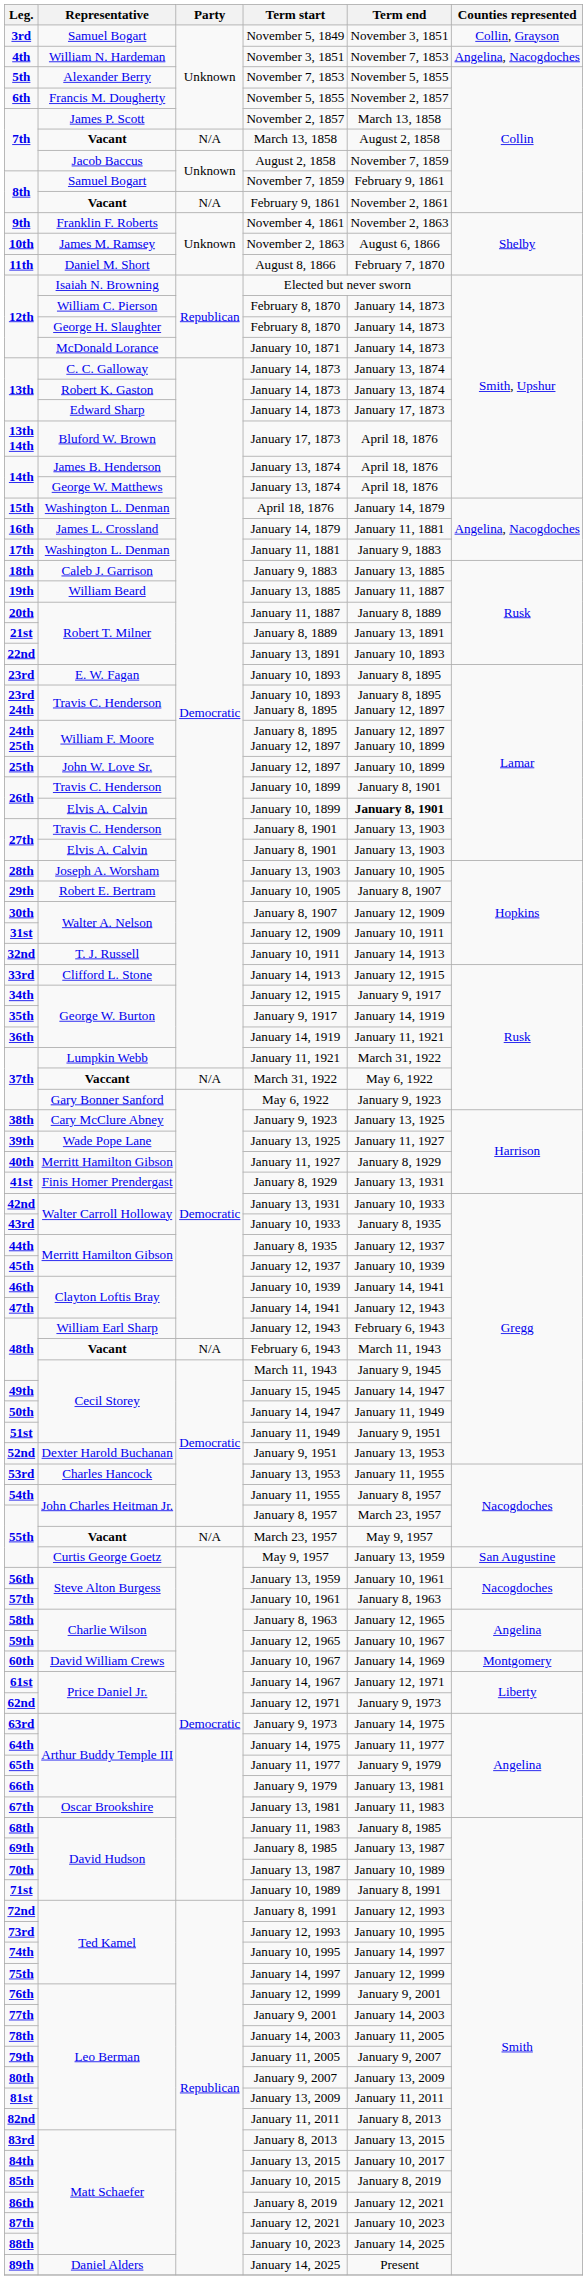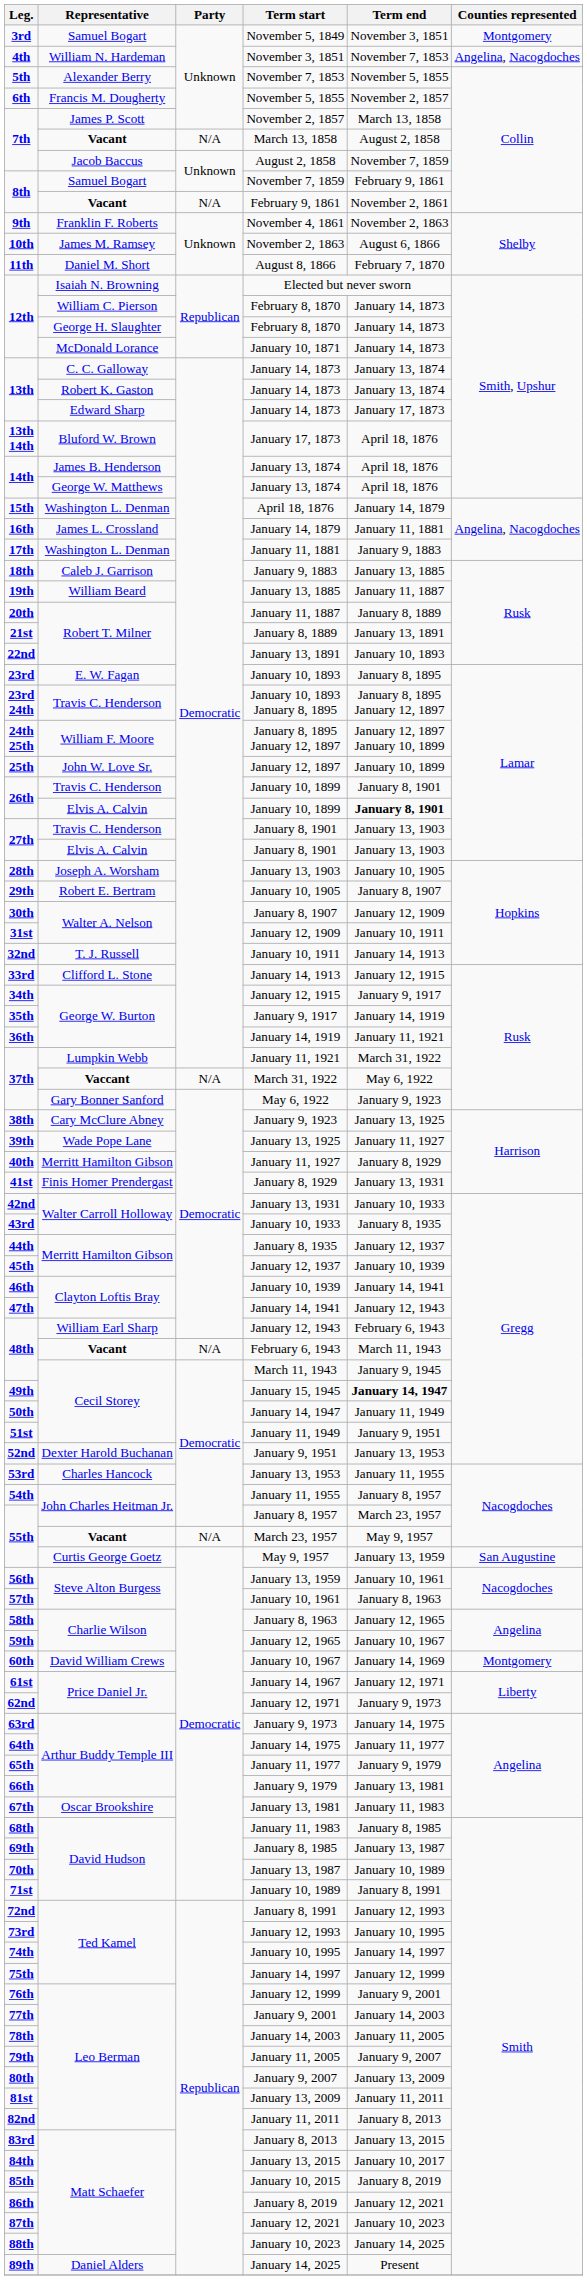(517, 35) Collin, Grayson -> (517, 35) Montgomery
(399, 1390) normal -> (399, 1390) bold
